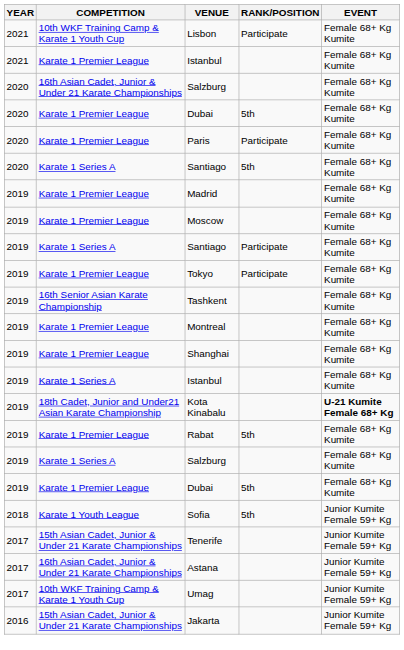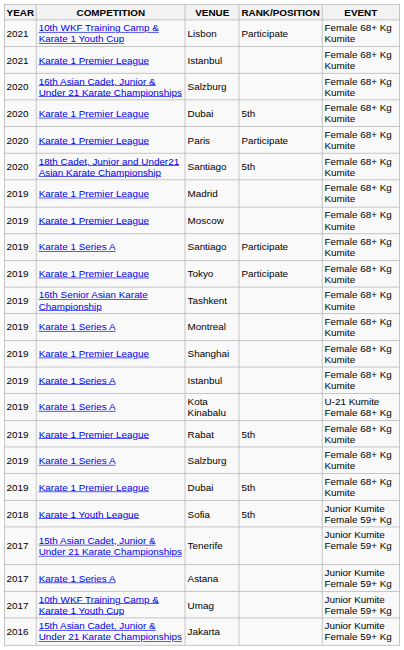(77, 167) Karate 1 Series A -> (109, 167) 18th Cadet, Junior and Under21 Asian Karate Championship
(94, 327) Karate 1 Premier League -> (77, 327) Karate 1 Series A
(109, 407) 18th Cadet, Junior and Under21 Asian Karate Championship -> (77, 407) Karate 1 Series A
(359, 407) bold -> (358, 407) normal
(110, 567) 16th Asian Cadet, Junior & Under 21 Karate Championships -> (77, 578) Karate 1 Series A
